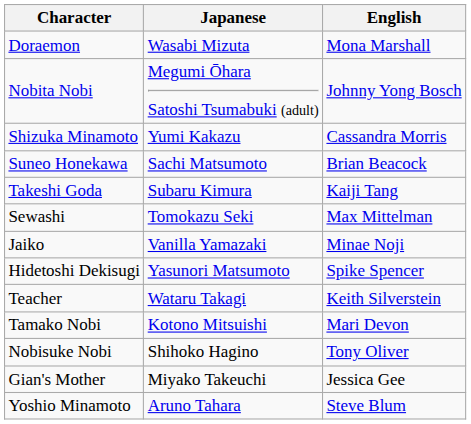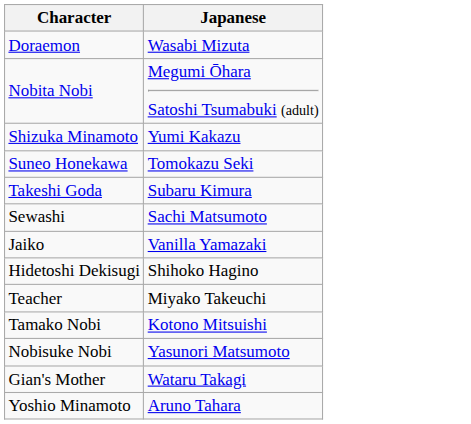- column: (394, 17)
(207, 163) Sachi Matsumoto -> (201, 163) Tomokazu Seki
(201, 217) Tomokazu Seki -> (207, 217) Sachi Matsumoto
(219, 271) Yasunori Matsumoto -> (203, 271) Shihoko Hagino
(197, 298) Wataru Takagi -> (207, 298) Miyako Takeuchi
(203, 351) Shihoko Hagino -> (219, 351) Yasunori Matsumoto
(207, 378) Miyako Takeuchi -> (197, 378) Wataru Takagi
